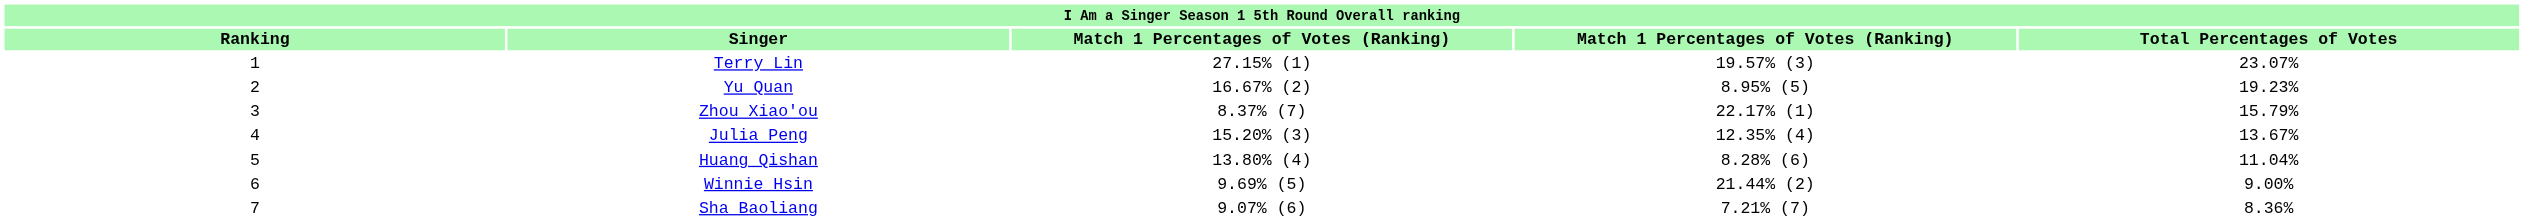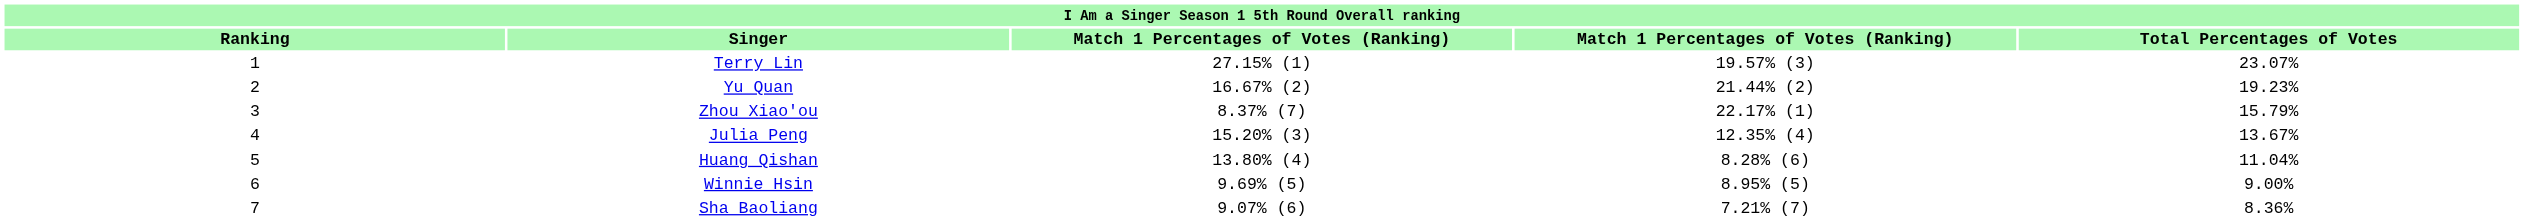(1765, 88) 8.95% (5) -> (1765, 88) 21.44% (2)
(1765, 184) 21.44% (2) -> (1765, 184) 8.95% (5)
